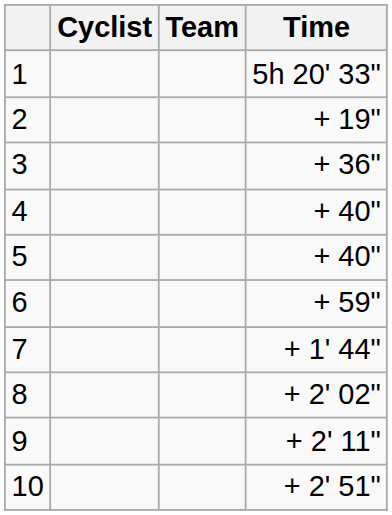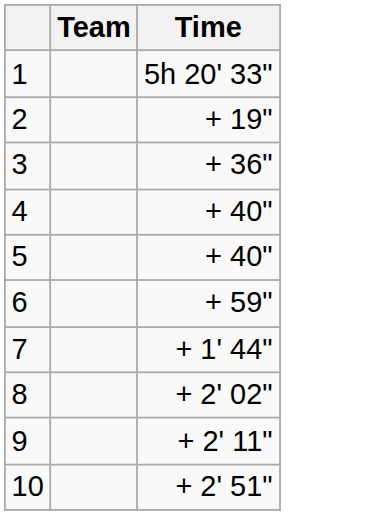- column: (105, 27)
